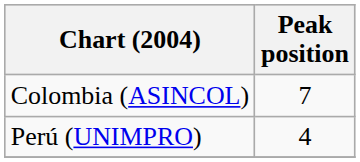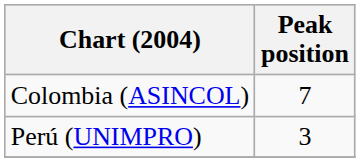(305, 136) 4 -> (305, 136) 3
